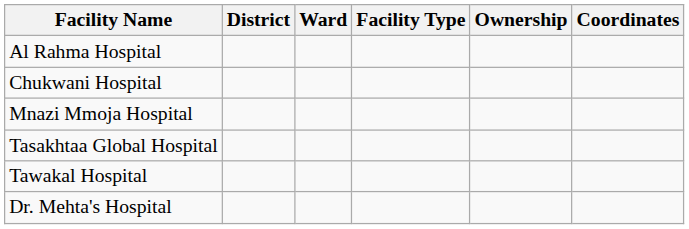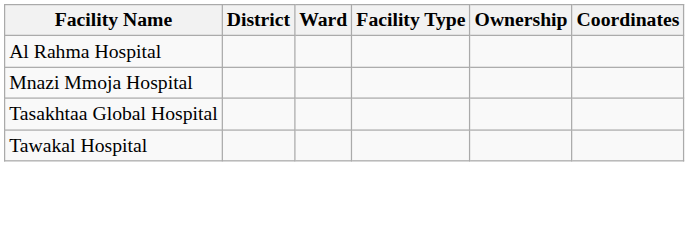- row: (85, 82)
- row: (90, 207)
